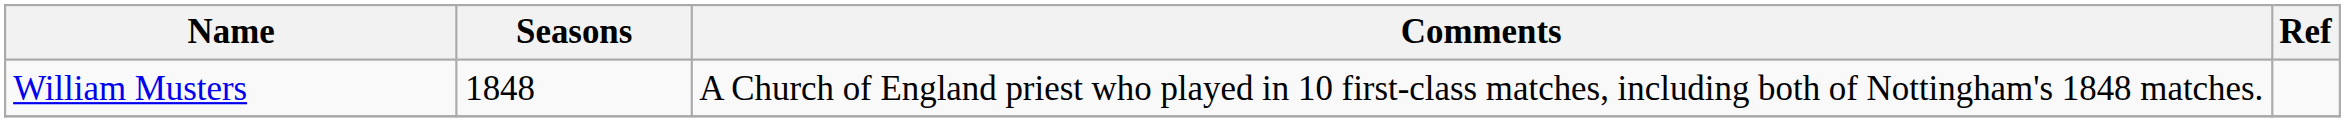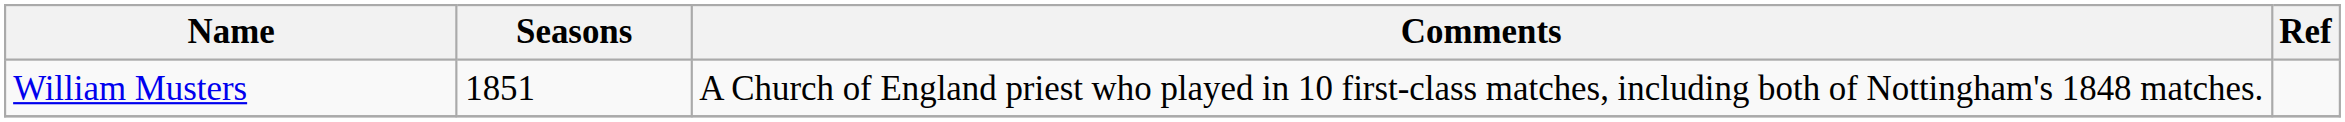(500, 87) 1848 -> (500, 87) 1851
